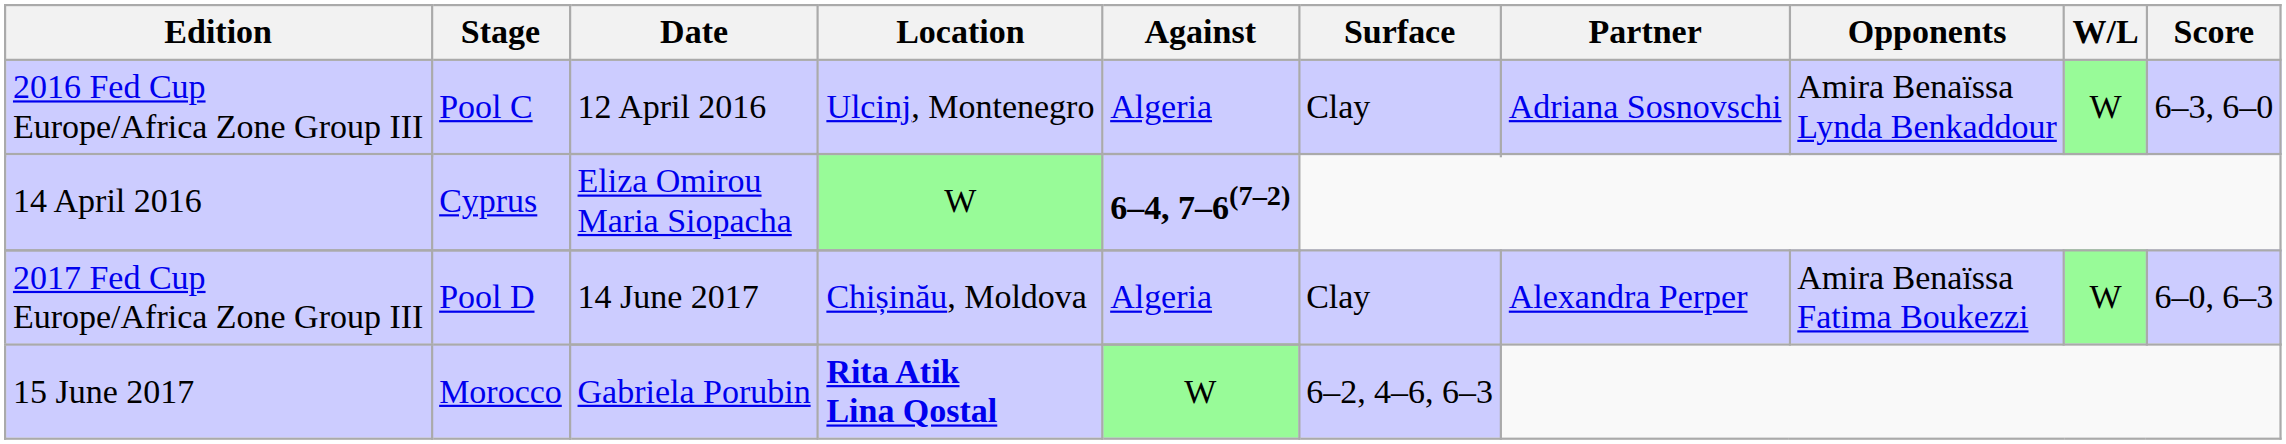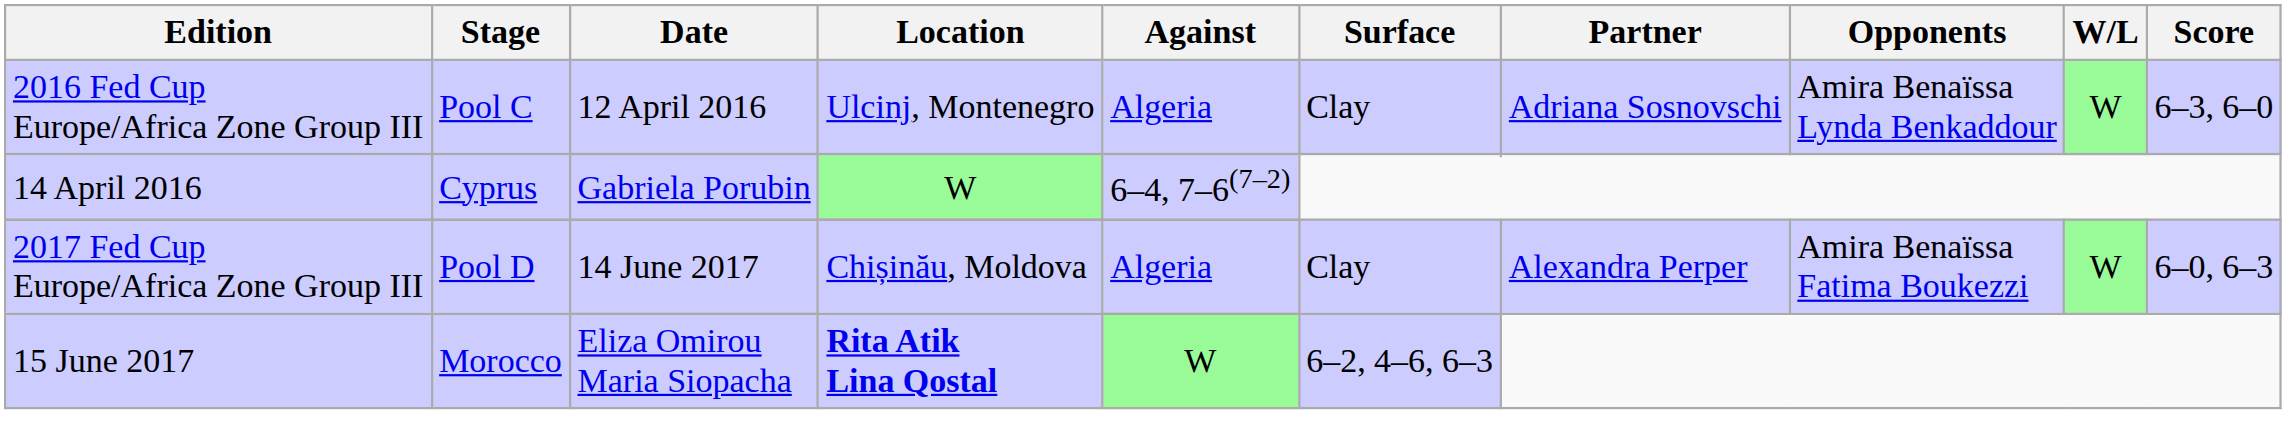(685, 201) Eliza Omirou Maria Siopacha -> (694, 185) Gabriela Porubin
(1200, 201) bold -> (1200, 185) normal
(694, 390) Gabriela Porubin -> (685, 359) Eliza Omirou Maria Siopacha
